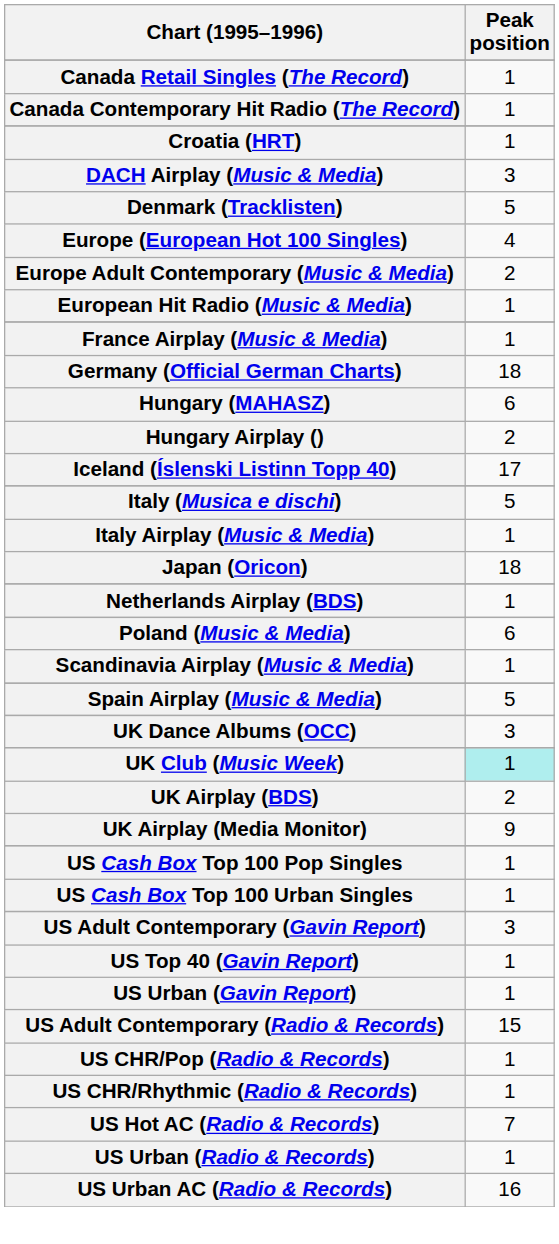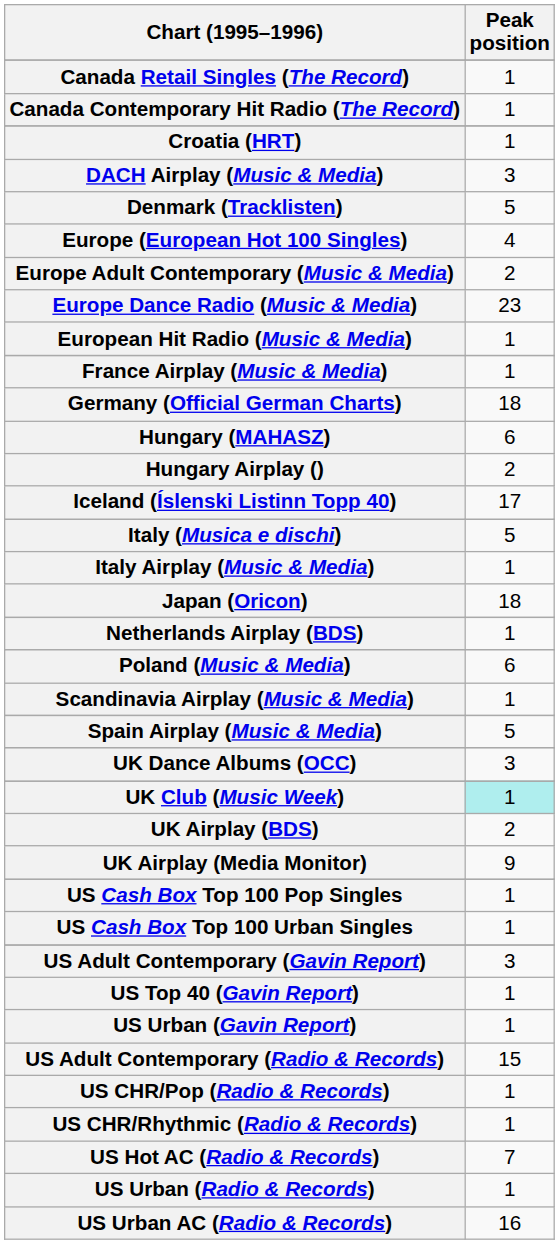+ row: (235, 305)
